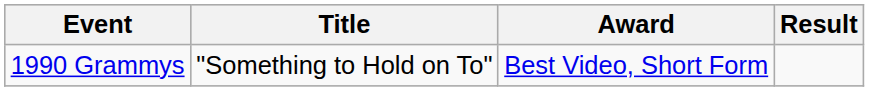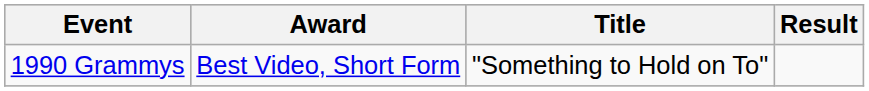columns swapped: (344, 24) <-> (636, 24)
